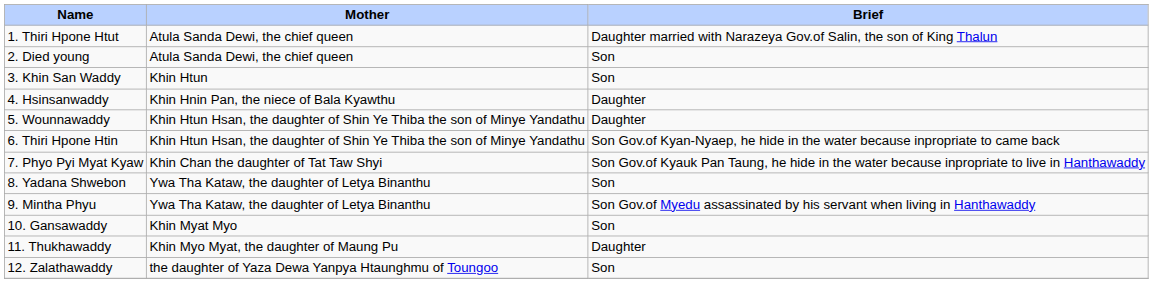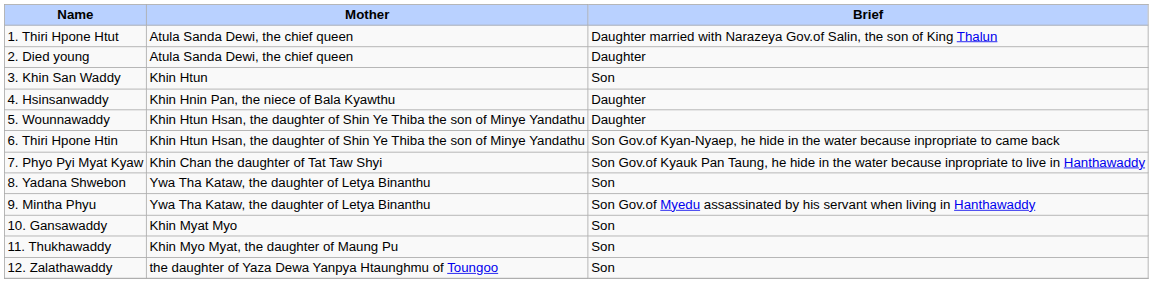(603, 57) Son -> (618, 57) Daughter
(618, 246) Daughter -> (603, 246) Son
